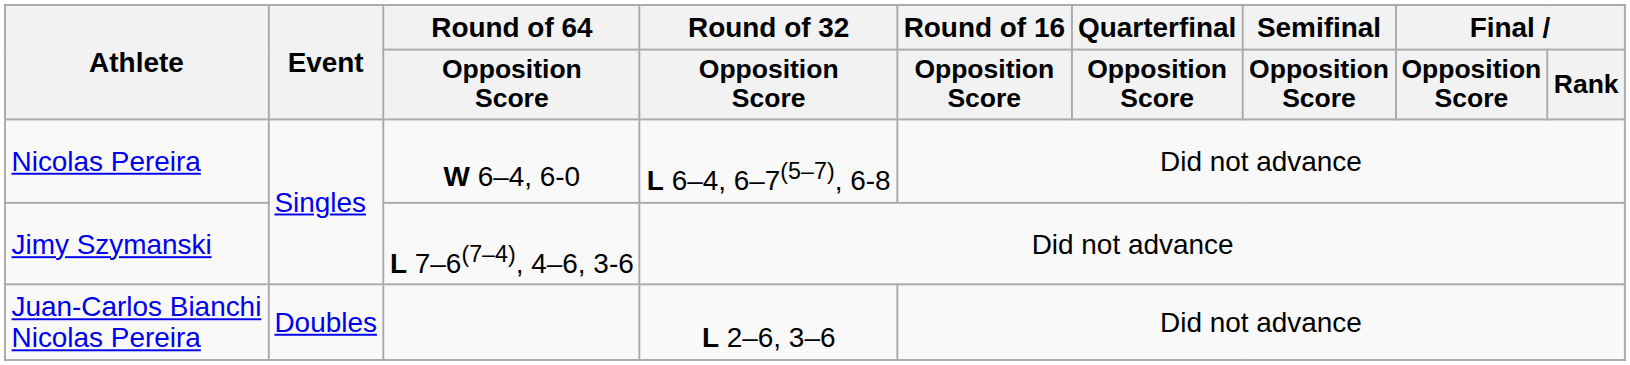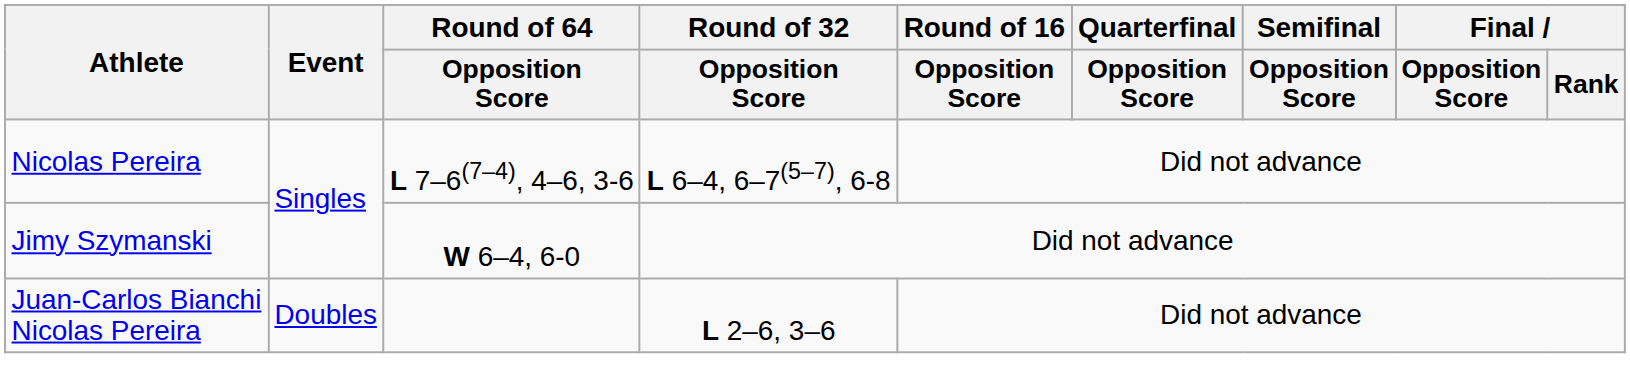(512, 177) W 6–4, 6-0 -> (512, 177) L 7–6(7–4), 4–6, 3-6
(512, 260) L 7–6(7–4), 4–6, 3-6 -> (512, 256) W 6–4, 6-0
